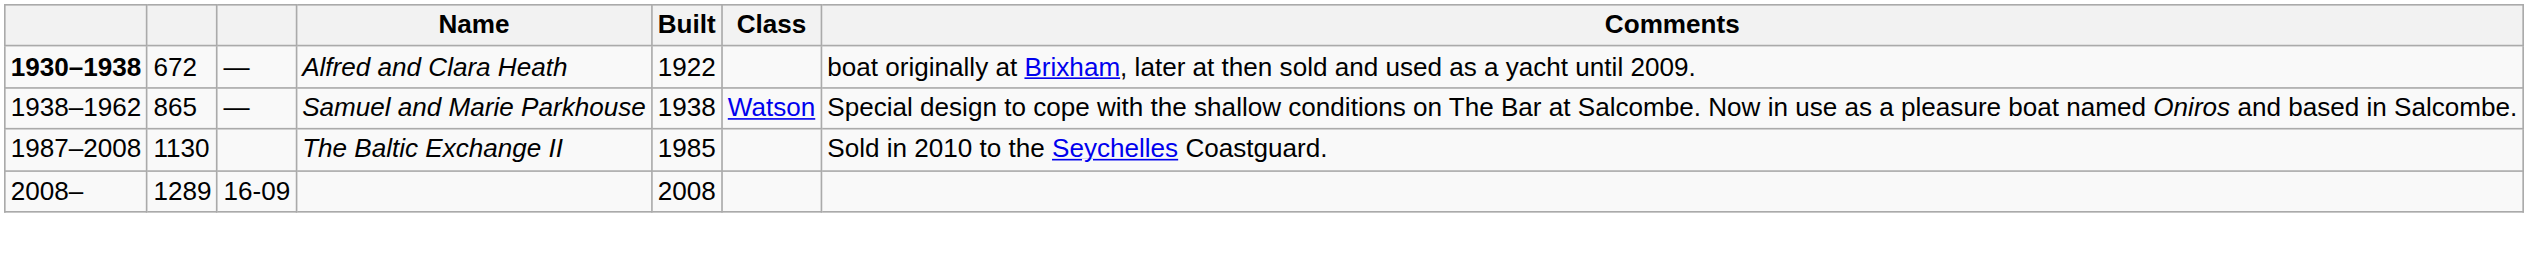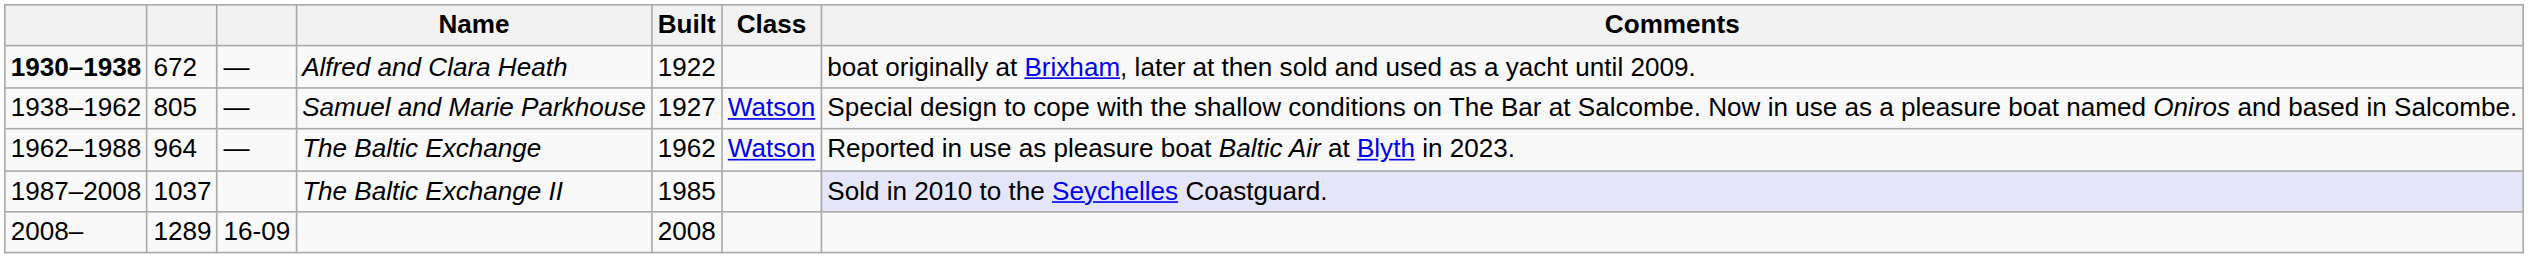(175, 107) 865 -> (175, 107) 805
(687, 107) 1938 -> (687, 107) 1927
+ row: (422, 149)
(181, 149) 1130 -> (182, 190) 1037
(1077, 149) no background -> (1077, 190) lavender background
